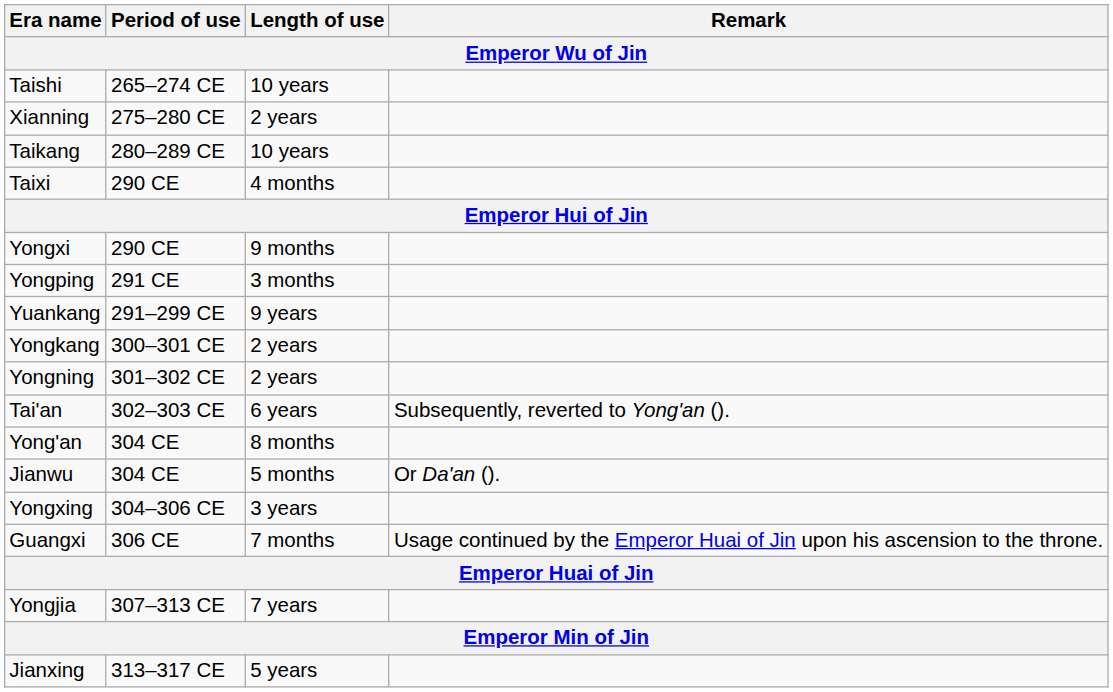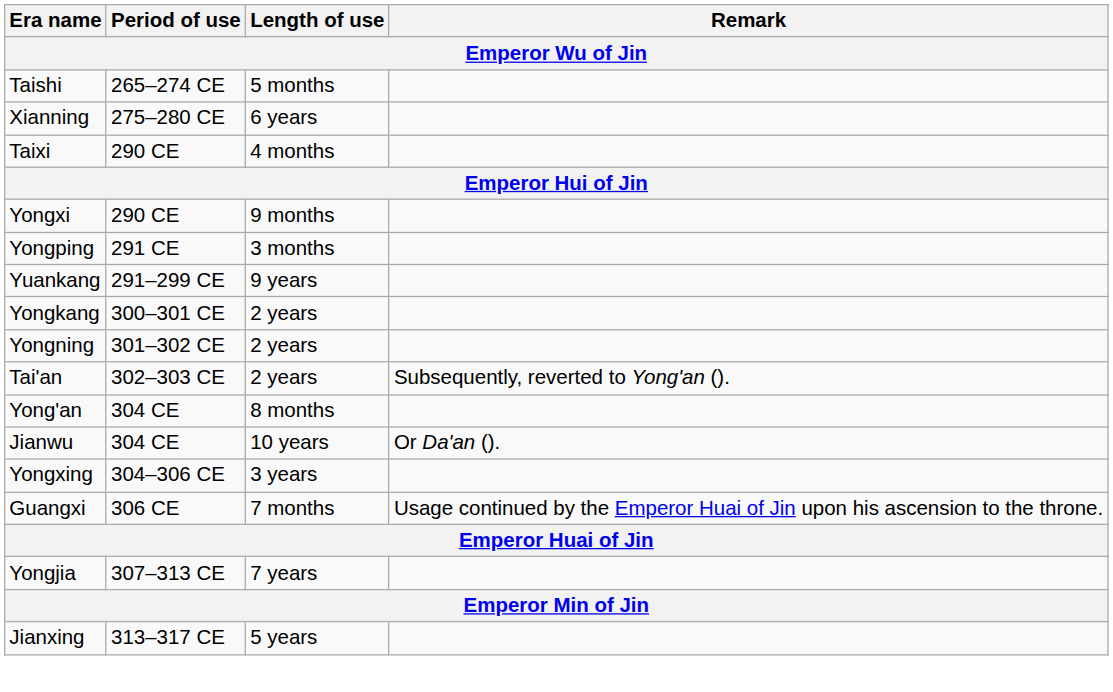(289, 85) 10 years -> (292, 85) 5 months
(284, 118) 2 years -> (284, 118) 6 years
- row: (45, 150)
(284, 410) 6 years -> (284, 378) 2 years
(292, 475) 5 months -> (289, 442) 10 years
